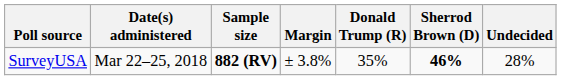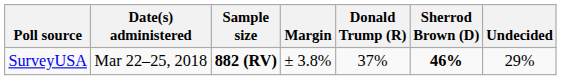(373, 61) 35% -> (373, 61) 37%
(520, 61) 28% -> (520, 61) 29%
